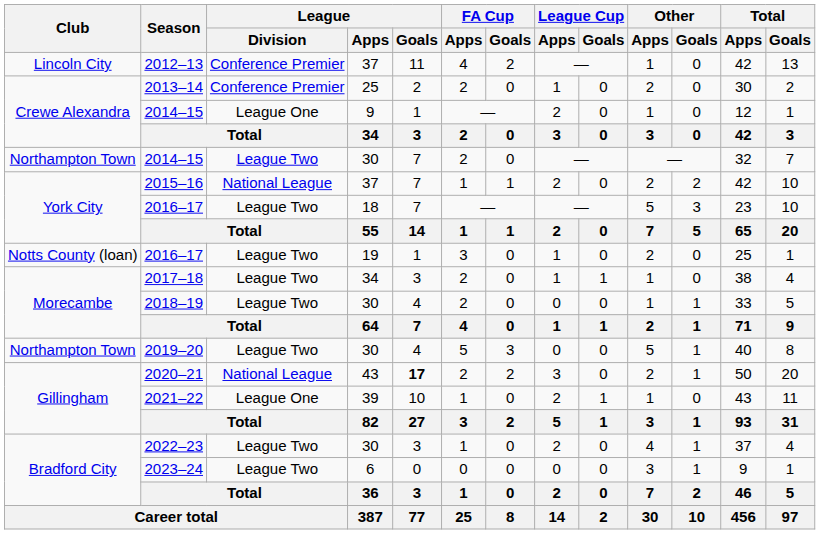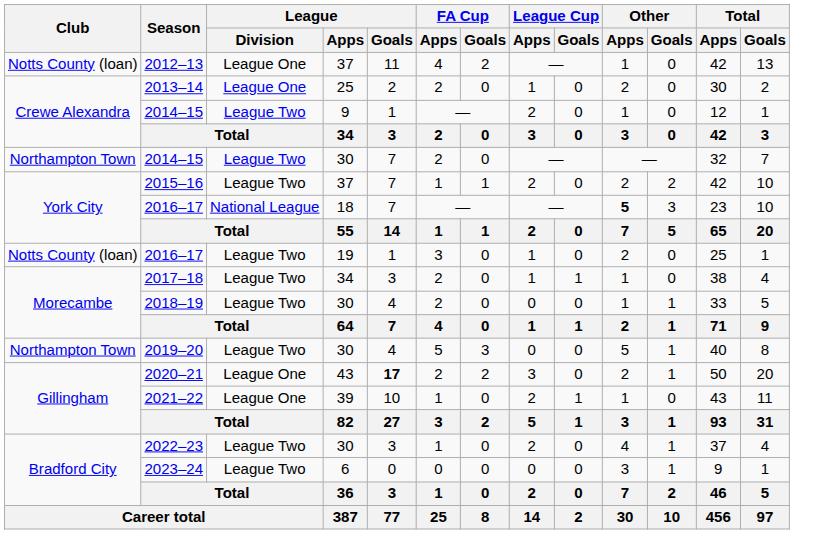(73, 64) Lincoln City -> (73, 64) Notts County (loan)
(277, 64) Conference Premier -> (265, 64) League One
(277, 87) Conference Premier -> (265, 87) League One
(277, 111) League One -> (265, 111) League Two
(277, 183) National League -> (265, 183) League Two
(277, 207) League Two -> (265, 207) National League
(650, 207) normal -> (625, 207) bold
(277, 374) National League -> (265, 374) League One
